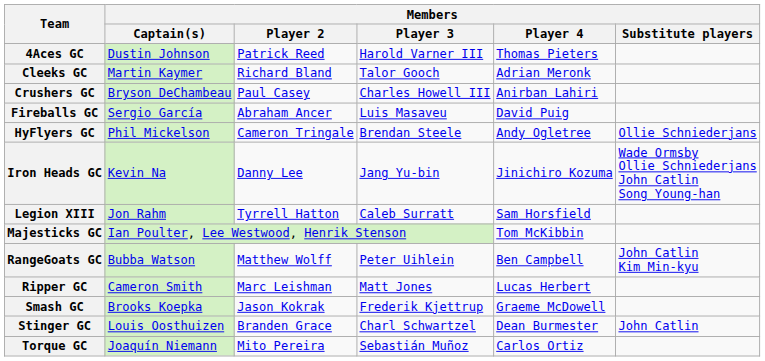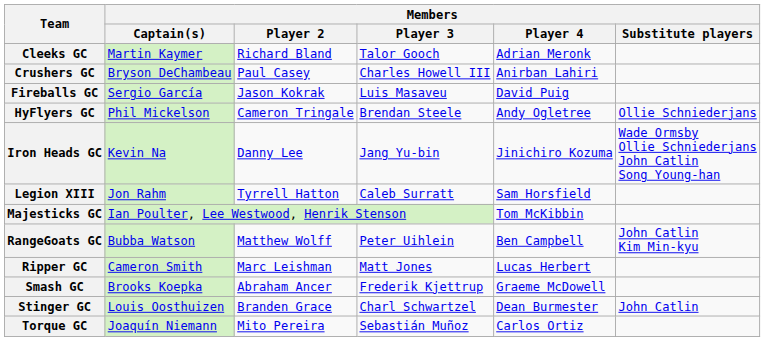- row: (55, 54)
(285, 113) Abraham Ancer -> (281, 93) Jason Kokrak
(281, 307) Jason Kokrak -> (285, 287) Abraham Ancer
